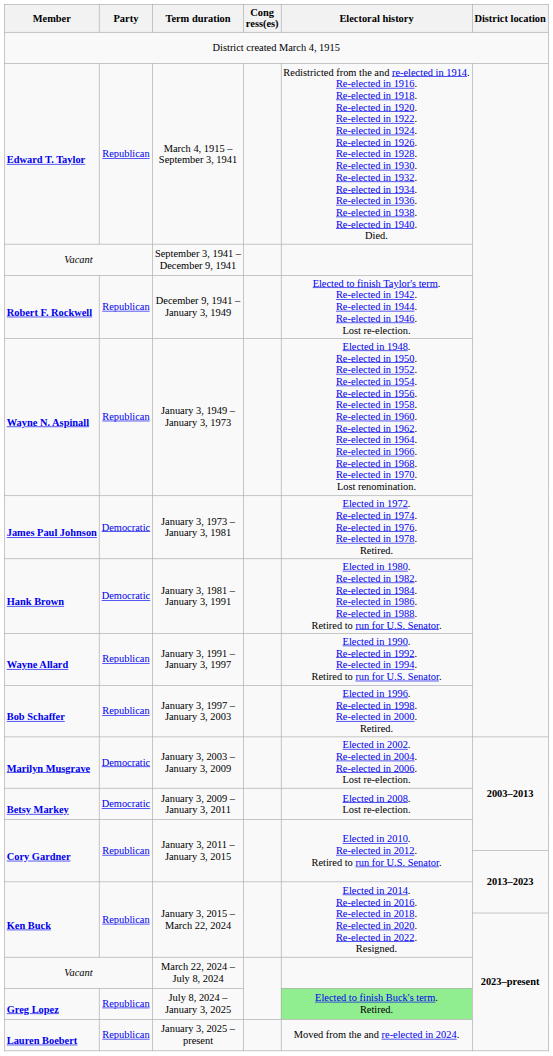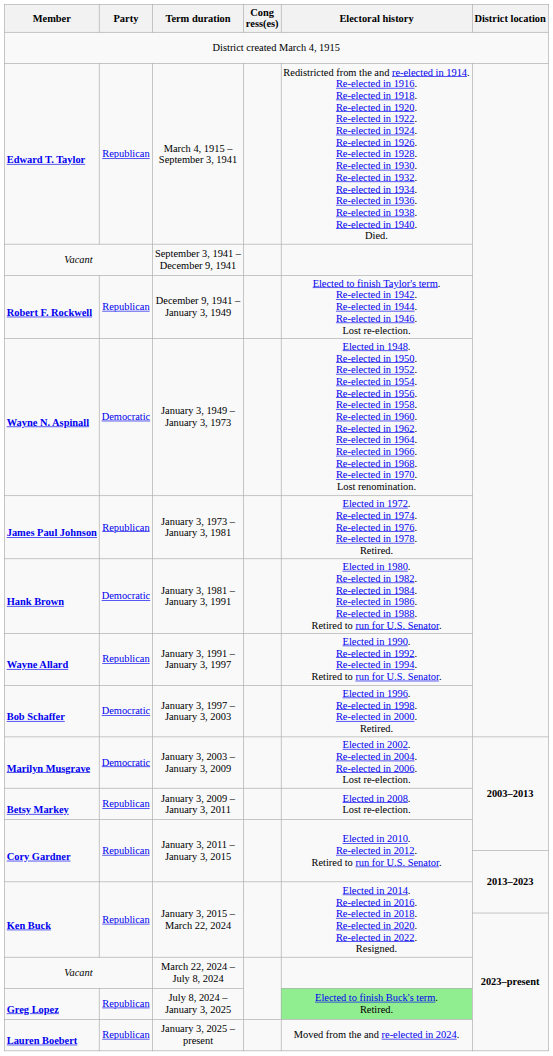(126, 417) Republican -> (126, 417) Democratic
(126, 527) Democratic -> (126, 527) Republican
(126, 711) Republican -> (126, 711) Democratic
(126, 804) Democratic -> (126, 804) Republican
